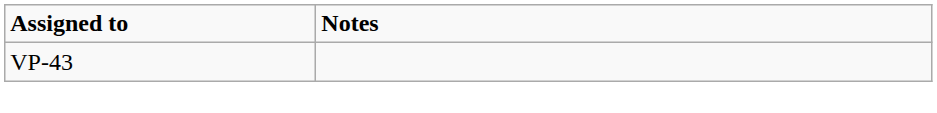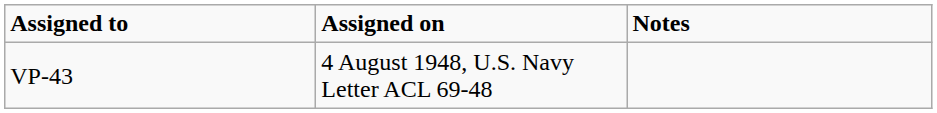+ column: (383, 23)
